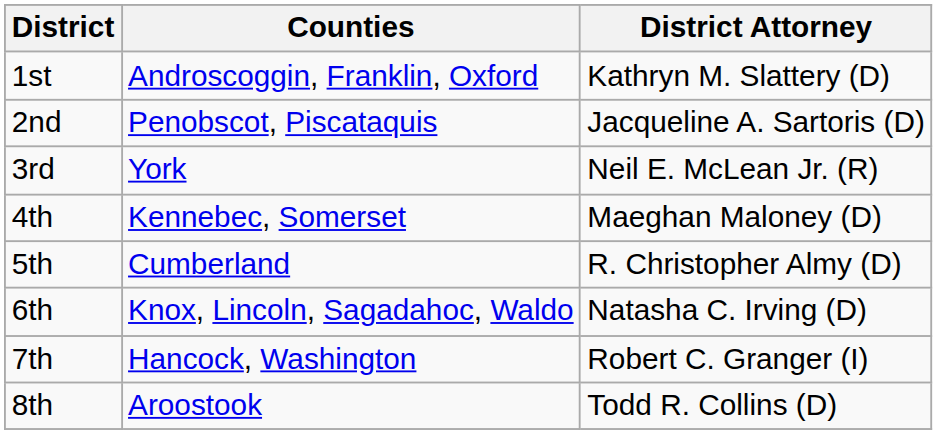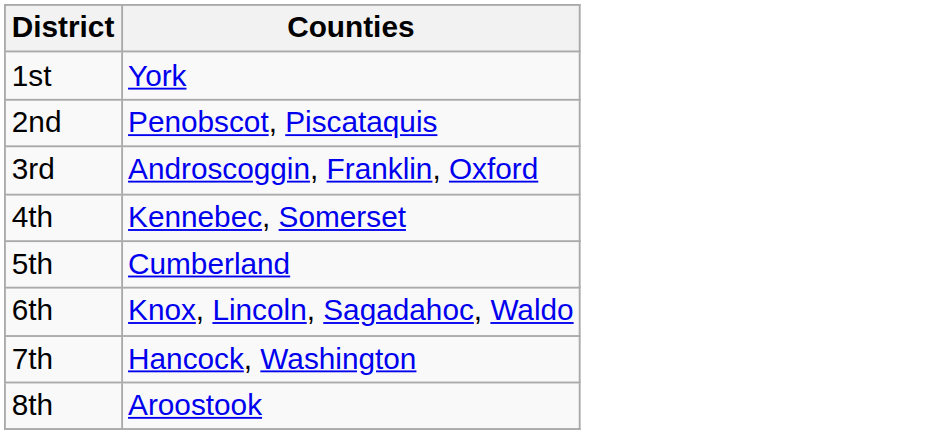- column: (756, 28)
(333, 75) Androscoggin, Franklin, Oxford -> (157, 75) York
(157, 169) York -> (333, 169) Androscoggin, Franklin, Oxford
